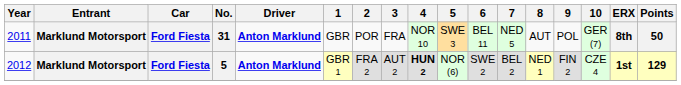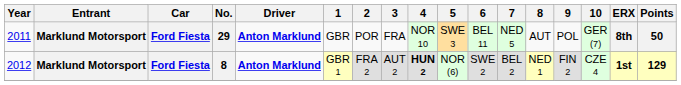(224, 37) 31 -> (224, 37) 29
(224, 66) 5 -> (224, 66) 8
